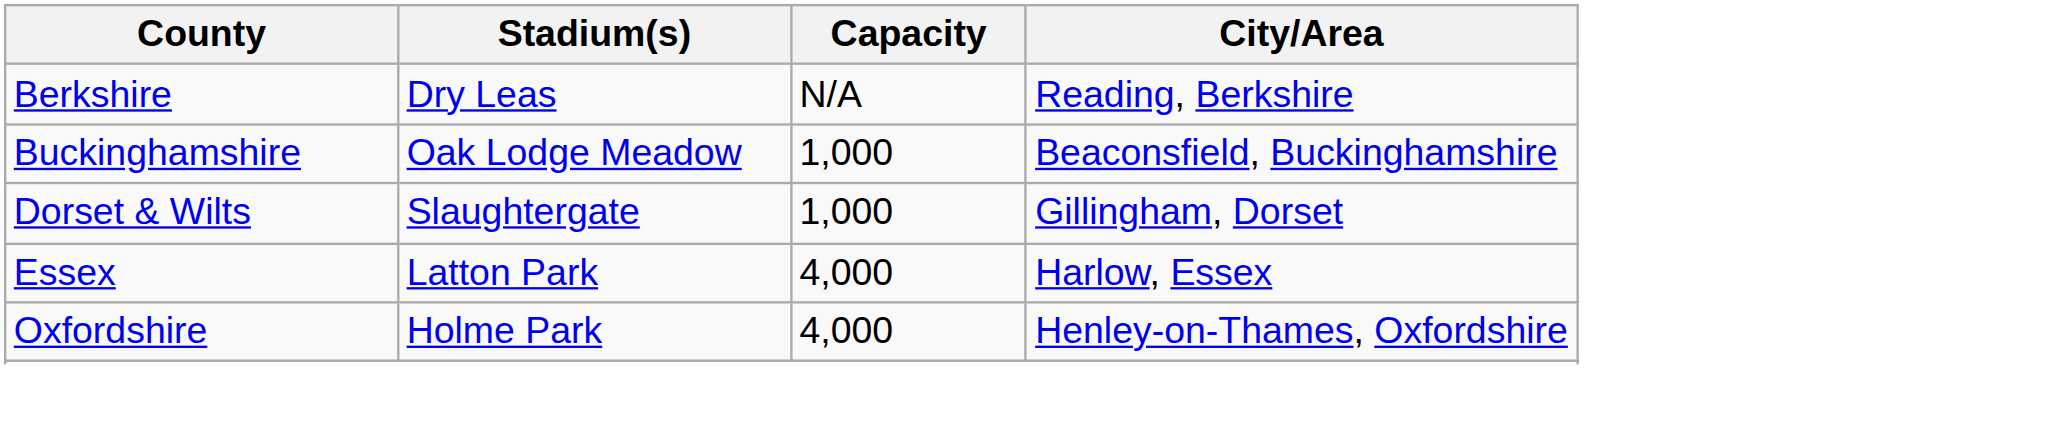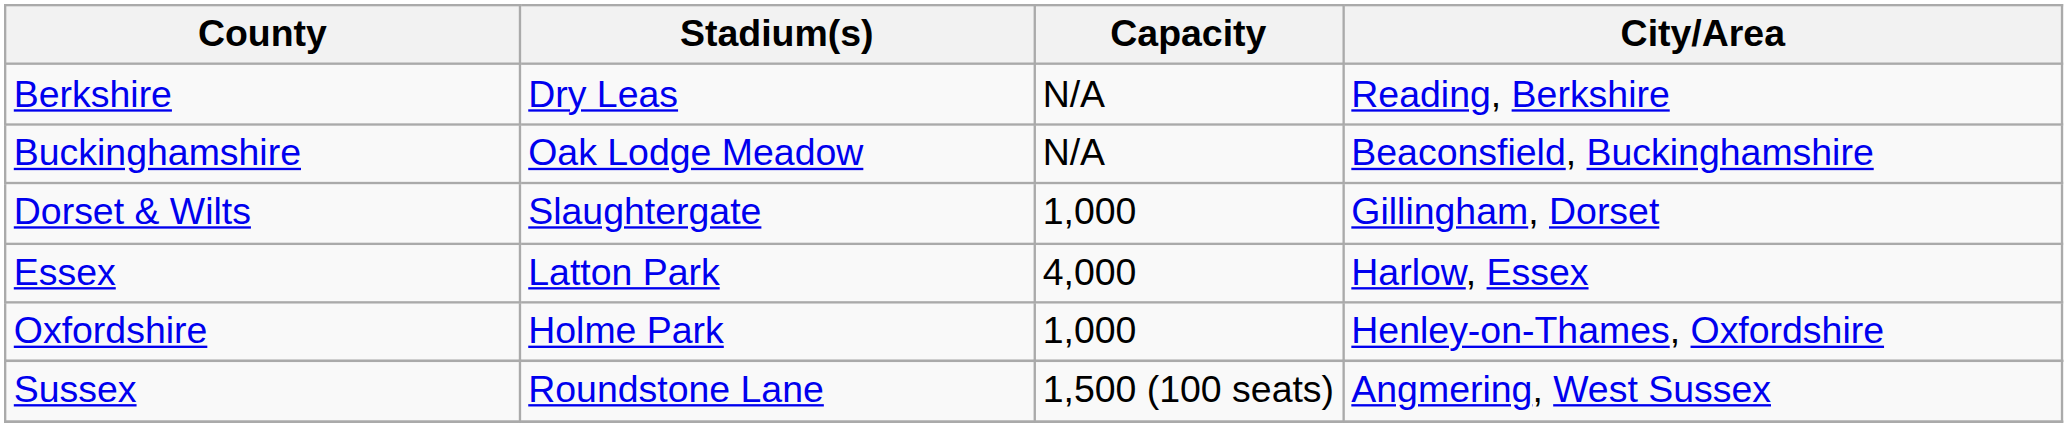(846, 152) 1,000 -> (1074, 152) N/A
(846, 331) 4,000 -> (1090, 331) 1,000
+ row: (75, 390)
